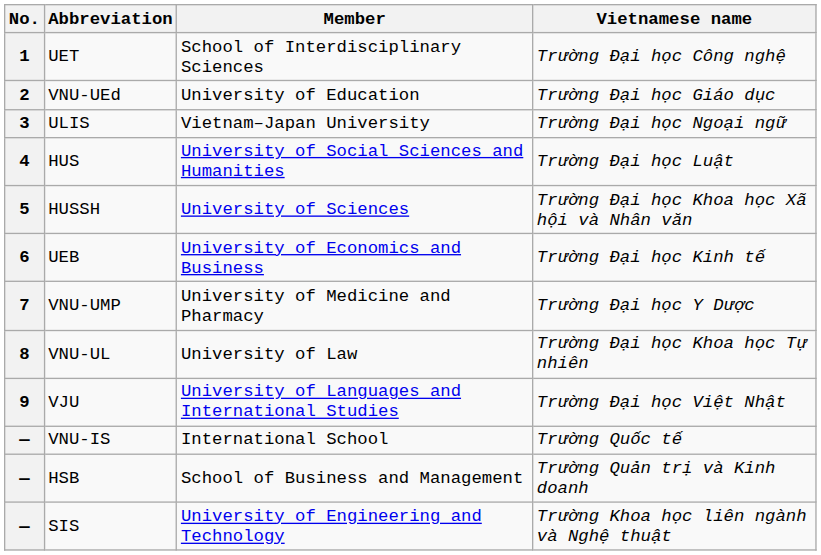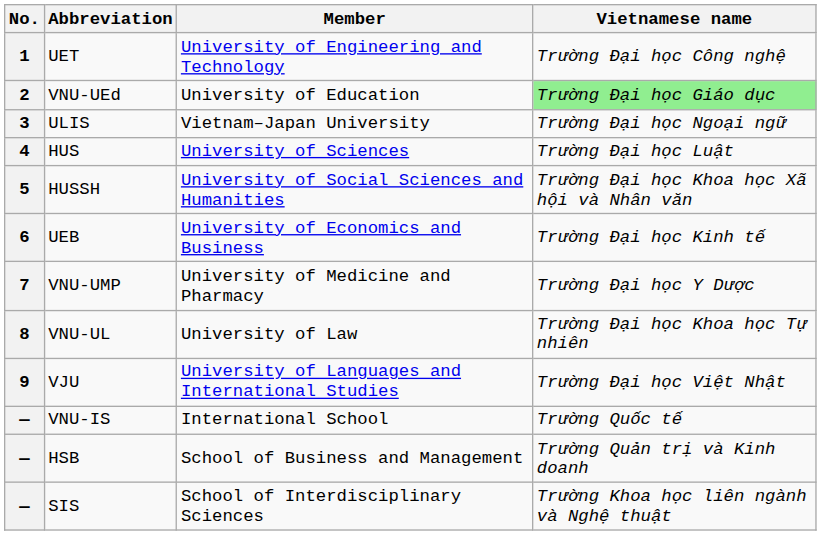(321, 57) School of Interdisciplinary Sciences -> (331, 57) University of Engineering and Technology
(656, 95) no background -> (656, 95) lightgreen background
(352, 161) University of Social Sciences and Humanities -> (295, 151) University of Sciences
(295, 210) University of Sciences -> (352, 190) University of Social Sciences and Humanities
(331, 526) University of Engineering and Technology -> (321, 507) School of Interdisciplinary Sciences
